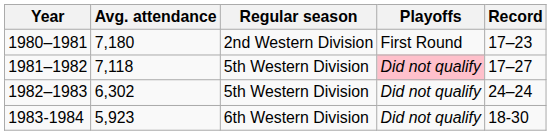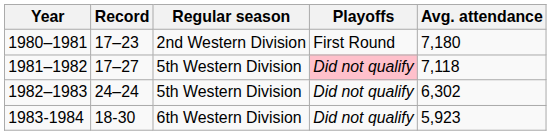columns swapped: (515, 17) <-> (156, 17)
